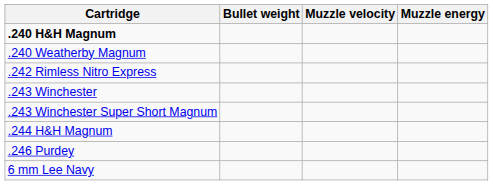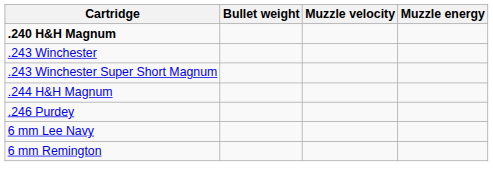- row: (77, 53)
- row: (82, 72)
+ row: (55, 151)
